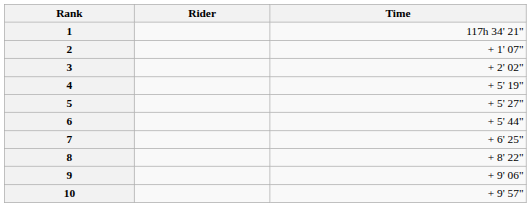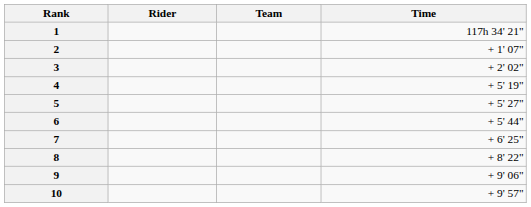+ column: (269, 13)
